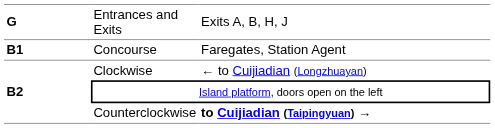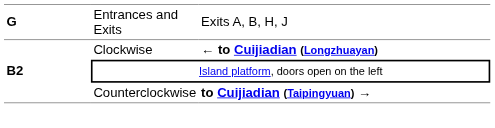- row: (125, 50)
(284, 70) normal -> (290, 50) bold
